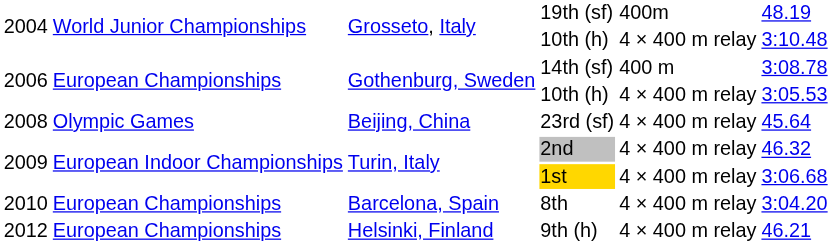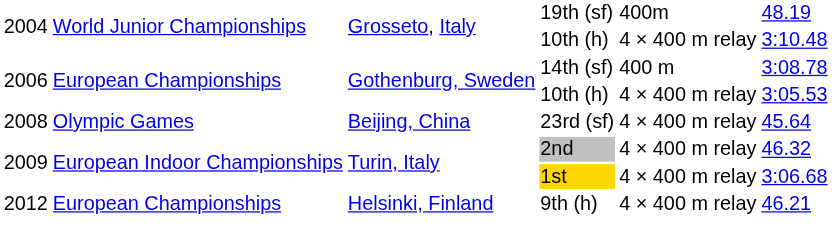- row: (26, 203)
